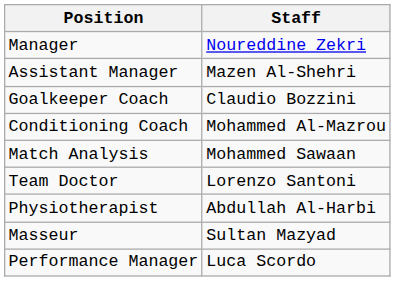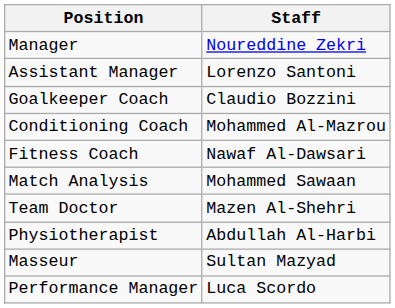(281, 72) Mazen Al-Shehri -> (281, 72) Lorenzo Santoni
+ row: (74, 154)
(281, 181) Lorenzo Santoni -> (281, 208) Mazen Al-Shehri
